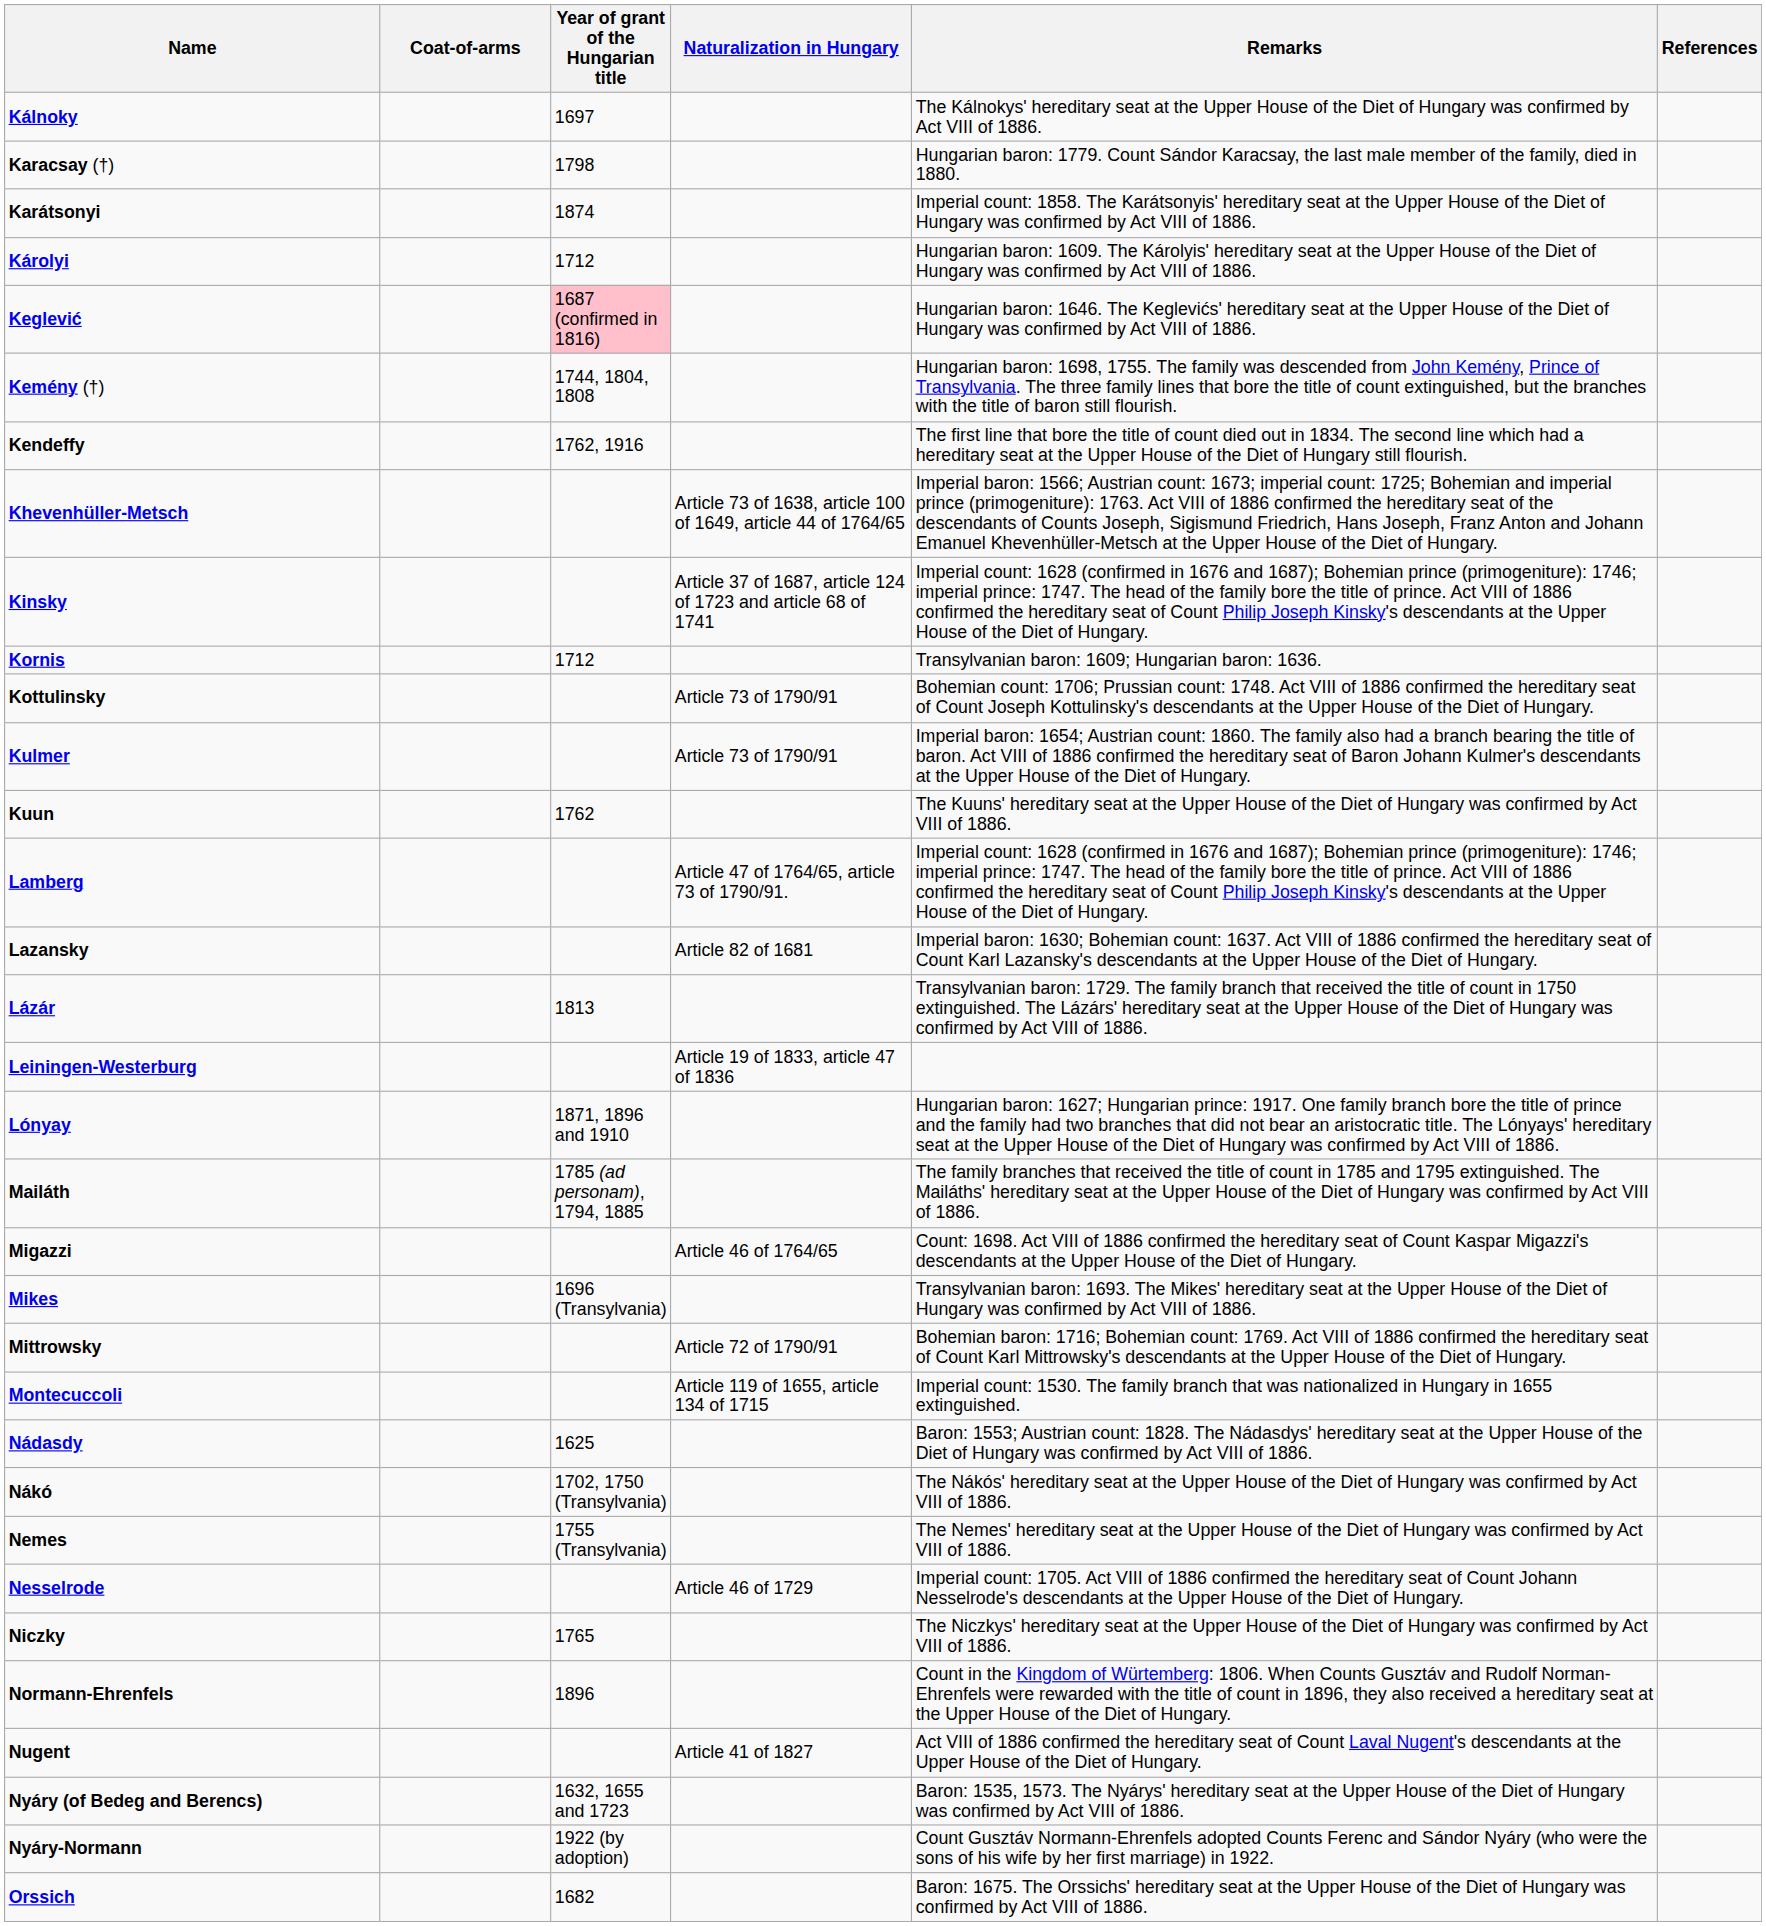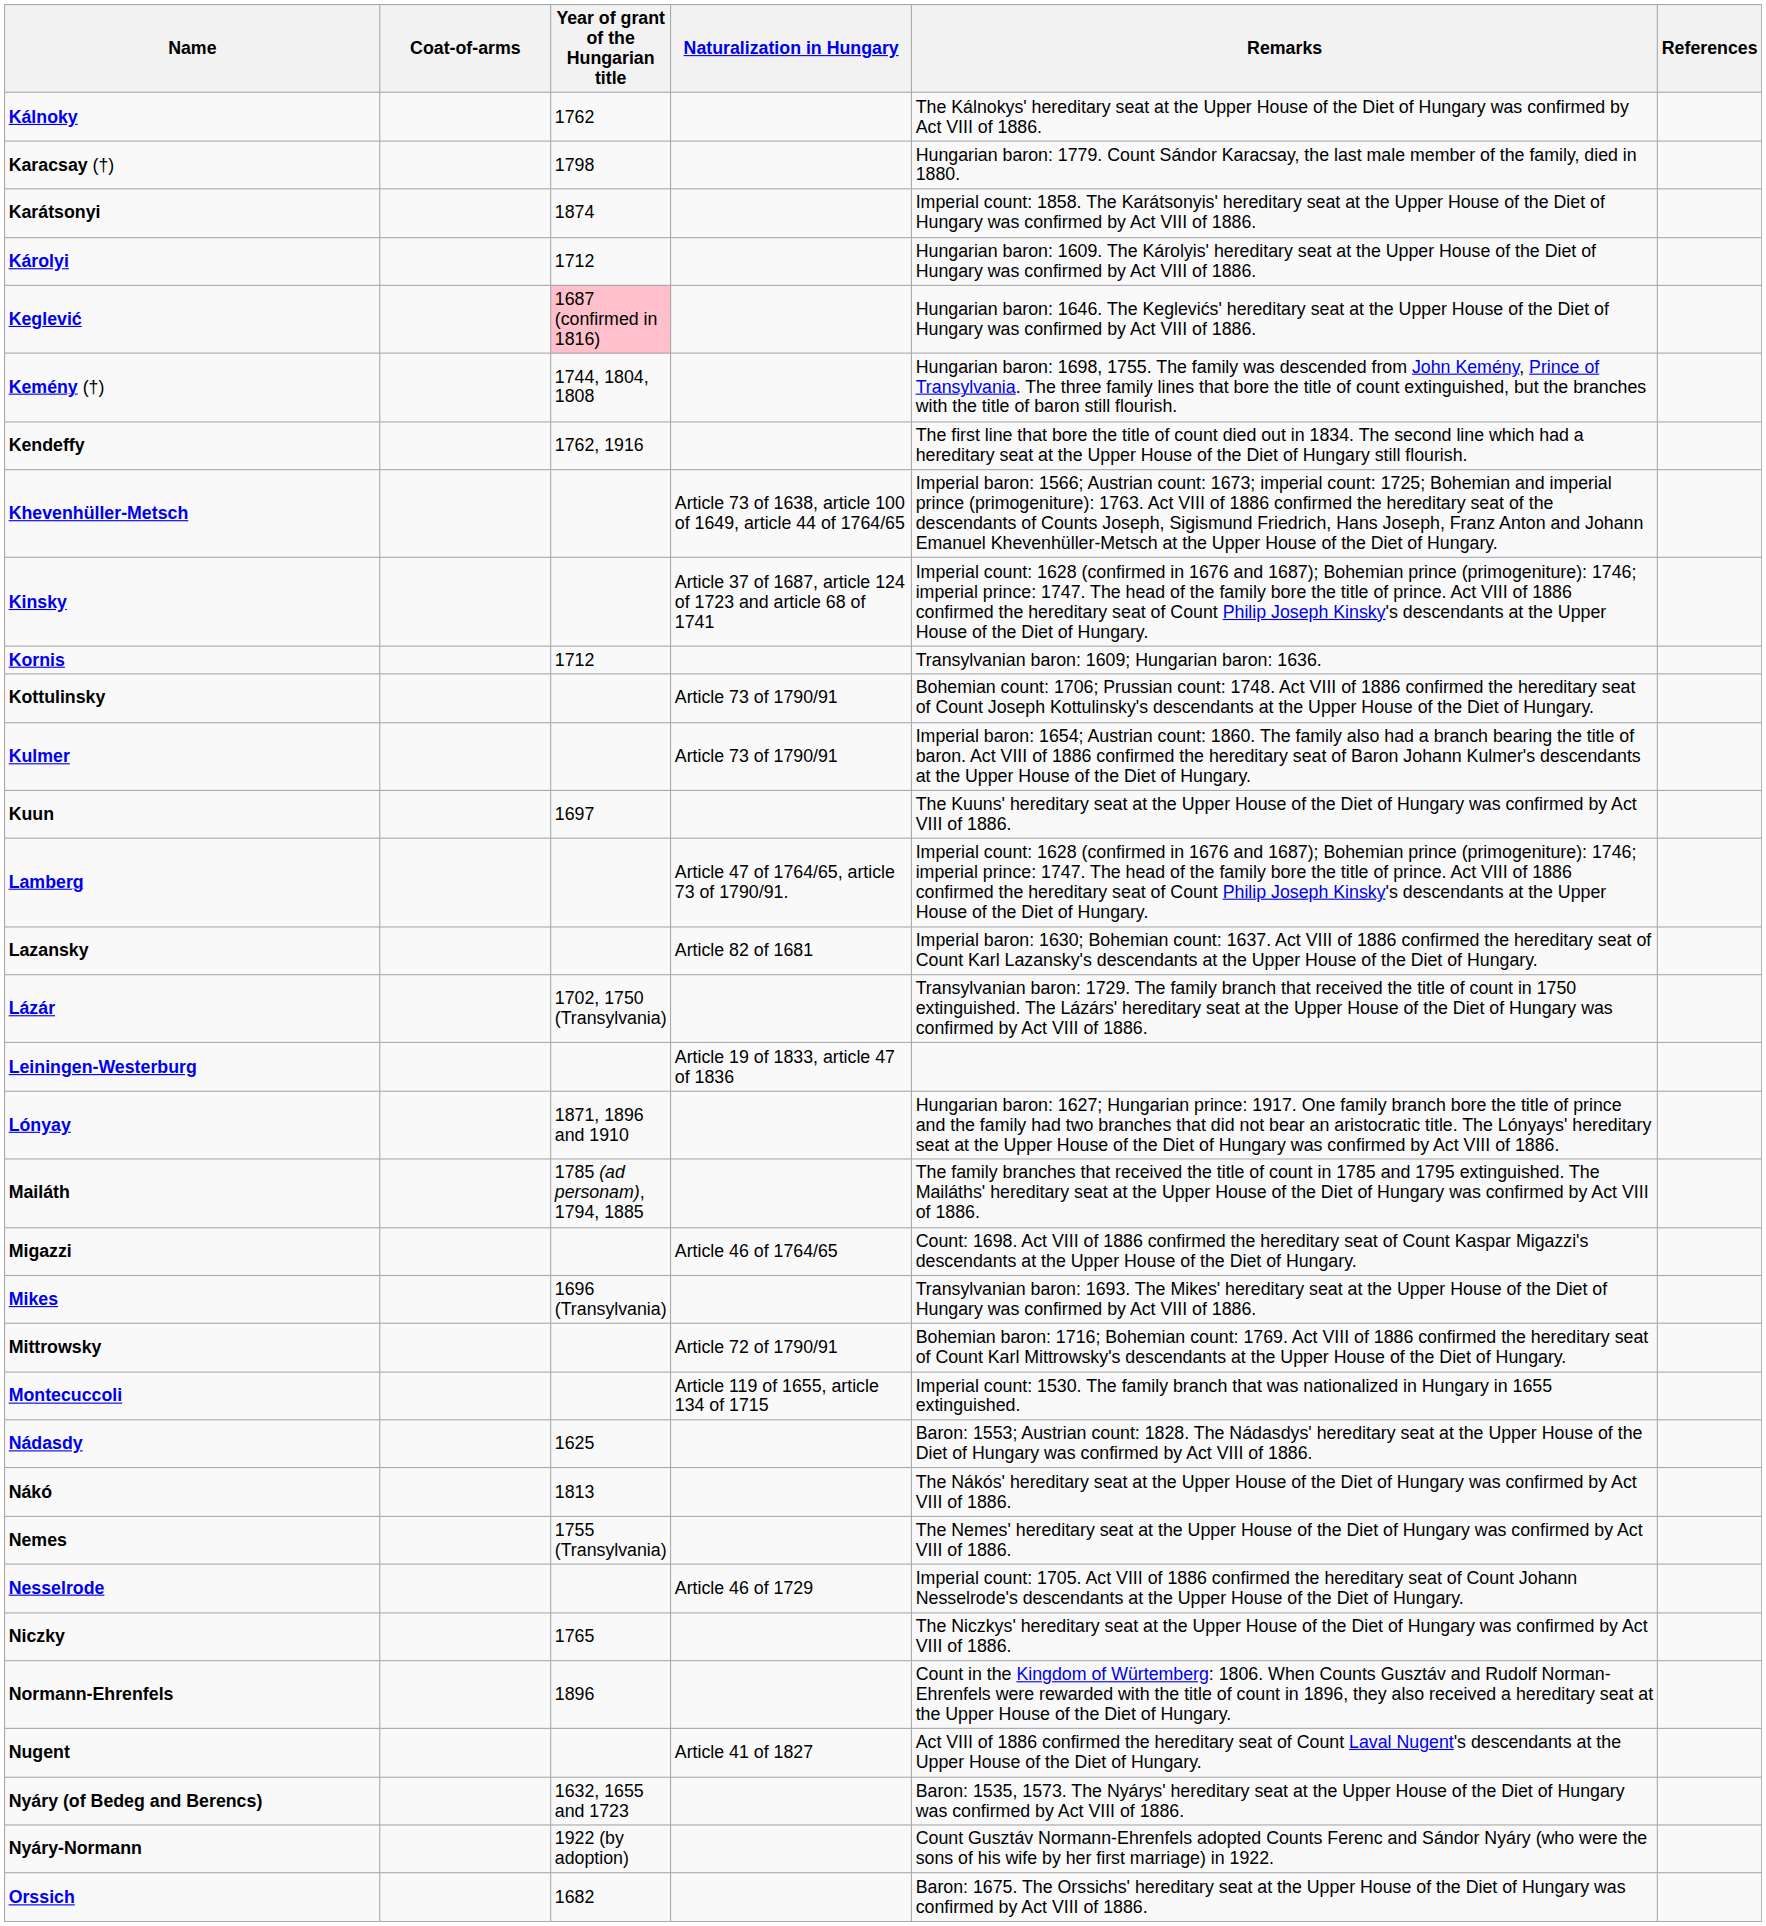(575, 116) 1697 -> (575, 116) 1762
(575, 814) 1762 -> (575, 814) 1697
(575, 1008) 1813 -> (611, 1008) 1702, 1750 (Transylvania)
(611, 1491) 1702, 1750 (Transylvania) -> (575, 1491) 1813
